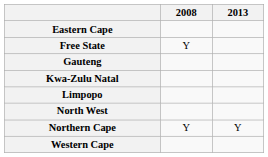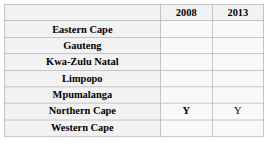- row: (82, 45)
+ row: (82, 95)
- row: (82, 111)
(186, 128) normal -> (186, 111) bold
